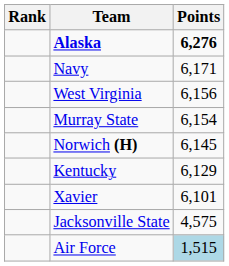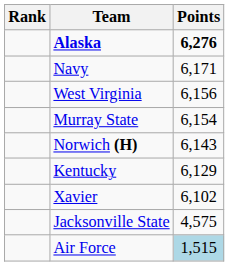(199, 145) 6,145 -> (199, 145) 6,143
(199, 196) 6,101 -> (199, 196) 6,102
